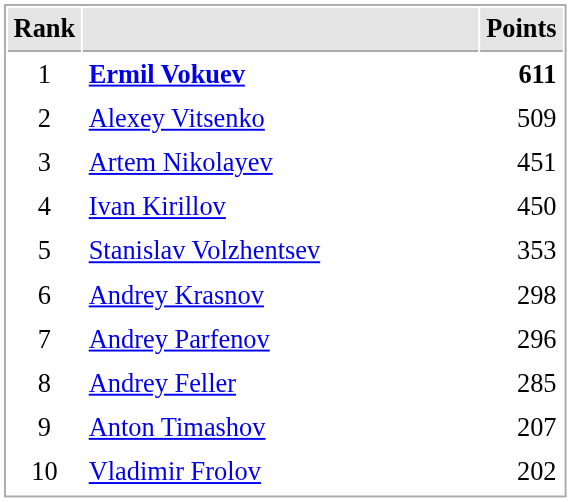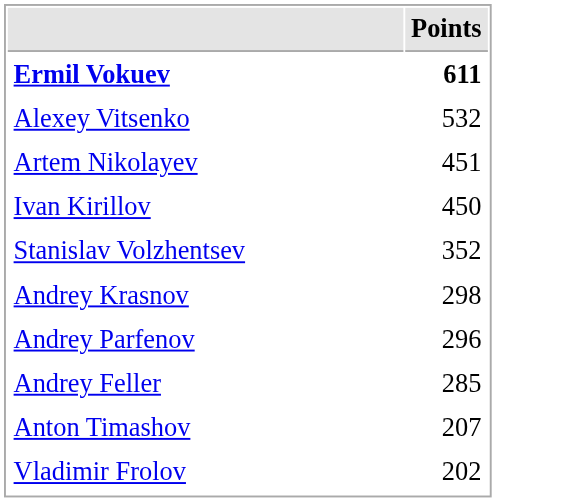- column: (44, 28)
(537, 118) 509 -> (462, 118) 532
(537, 251) 353 -> (462, 251) 352
